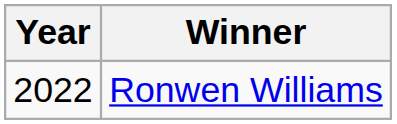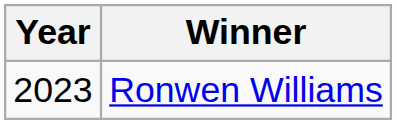(53, 89) 2022 -> (53, 89) 2023
